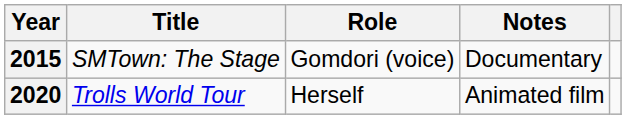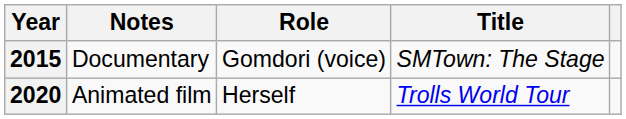columns swapped: (176, 22) <-> (535, 22)
